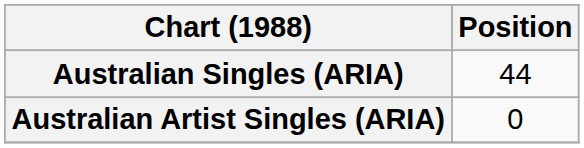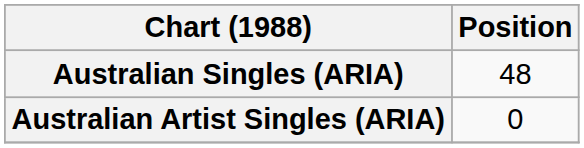(515, 73) 44 -> (515, 73) 48
